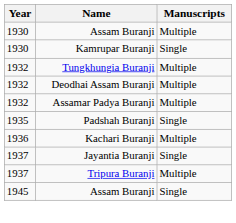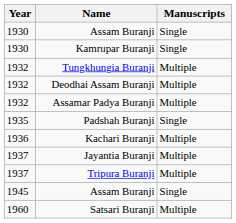(178, 31) Multiple -> (173, 31) Single
(173, 155) Single -> (178, 155) Multiple
+ row: (18, 209)
